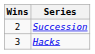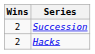(17, 41) 3 -> (17, 41) 2
